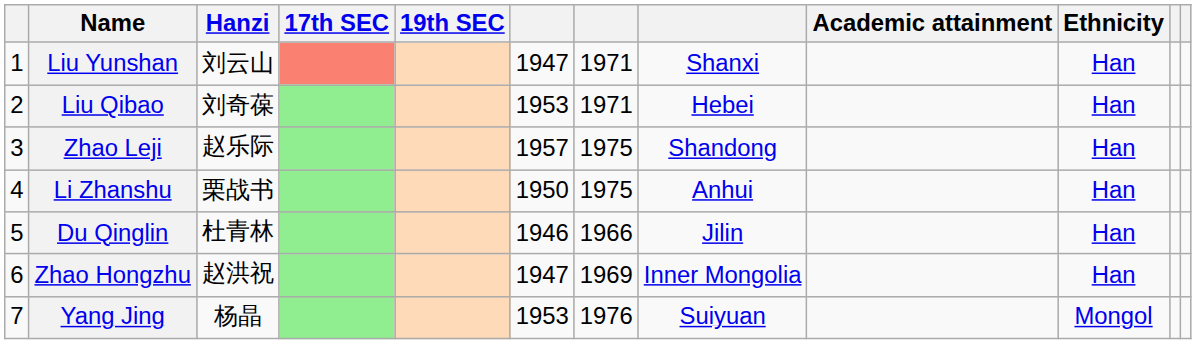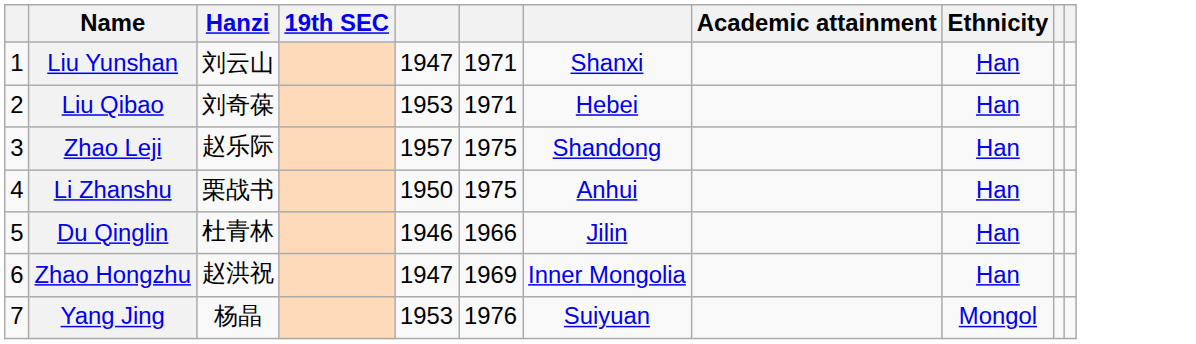- column: (337, 23)
